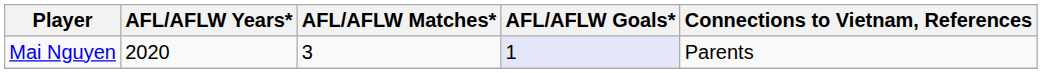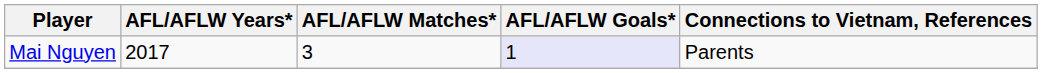(147, 52) 2020 -> (147, 52) 2017
